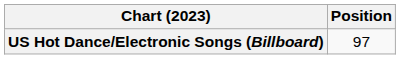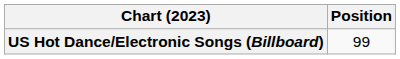(361, 41) 97 -> (361, 41) 99
